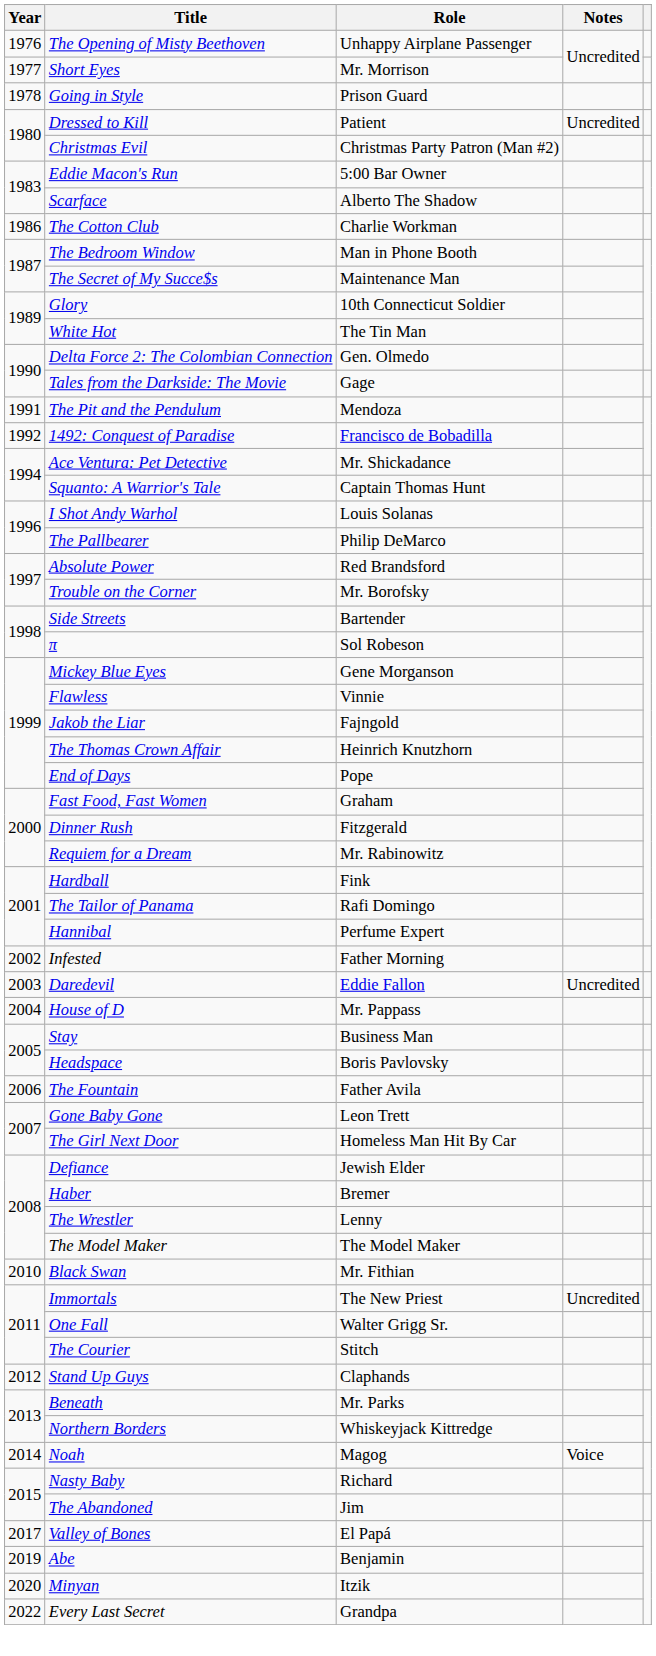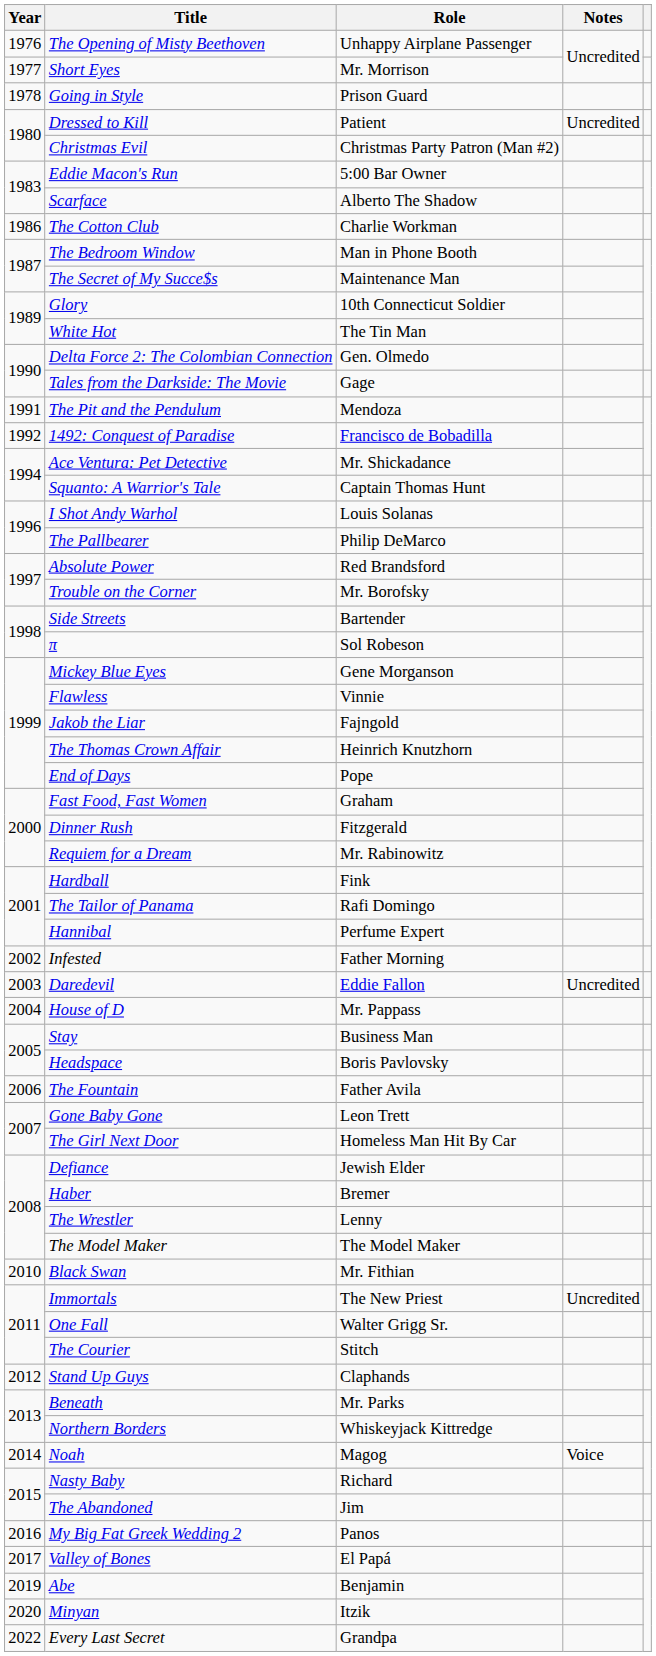+ row: (145, 1533)
